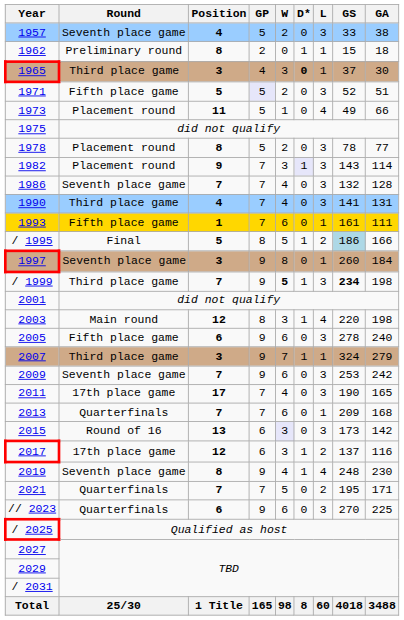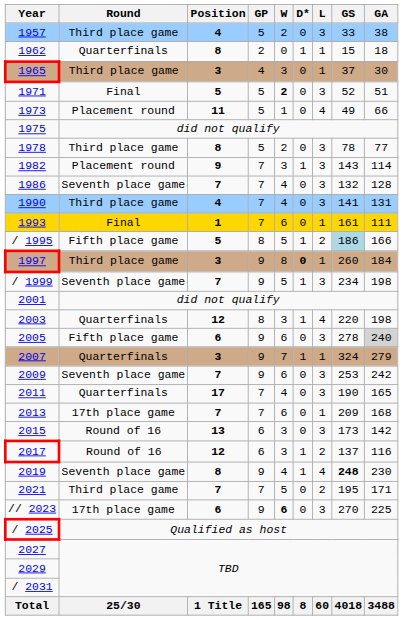(124, 32) Seventh place game -> (123, 32) Third place game
(124, 51) Preliminary round -> (123, 51) Quarterfinals
(304, 71) bold -> (303, 71) normal
(124, 91) Fifth place game -> (123, 91) Final
(262, 91) lavender background -> (261, 91) no background
(285, 91) normal -> (284, 91) bold
(124, 148) Placement round -> (123, 148) Third place game
(304, 166) lavender background -> (303, 166) no background
(124, 222) Fifth place game -> (123, 222) Final
(124, 241) Final -> (123, 241) Fifth place game
(124, 261) Seventh place game -> (124, 261) Third place game
(304, 261) normal -> (303, 261) bold
(124, 281) Third place game -> (123, 281) Seventh place game
(285, 281) bold -> (284, 281) normal
(349, 281) bold -> (348, 281) normal
(124, 319) Main round -> (123, 319) Quarterfinals
(382, 338) no background -> (381, 338) lightgrey background
(124, 356) Third place game -> (123, 356) Quarterfinals
(124, 394) 17th place game -> (123, 394) Quarterfinals
(124, 412) Quarterfinals -> (123, 412) 17th place game
(285, 431) lavender background -> (284, 431) no background
(124, 451) 17th place game -> (124, 451) Round of 16
(349, 471) normal -> (348, 471) bold
(124, 490) Quarterfinals -> (123, 490) Third place game
(124, 510) Quarterfinals -> (123, 510) 17th place game
(285, 510) normal -> (284, 510) bold
